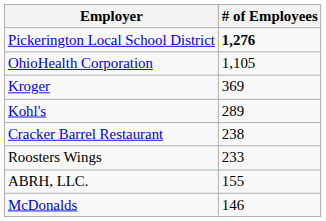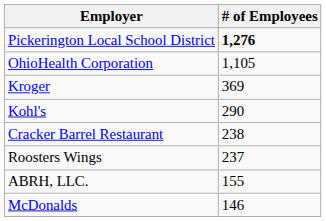(233, 110) 289 -> (233, 110) 290
(233, 157) 233 -> (233, 157) 237
